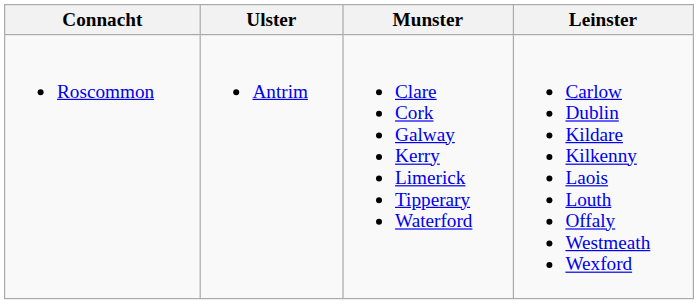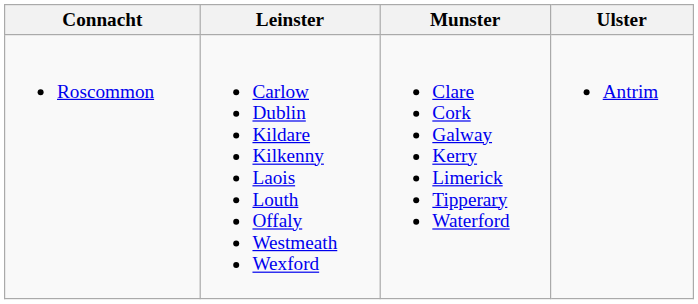columns swapped: (603, 19) <-> (271, 19)
